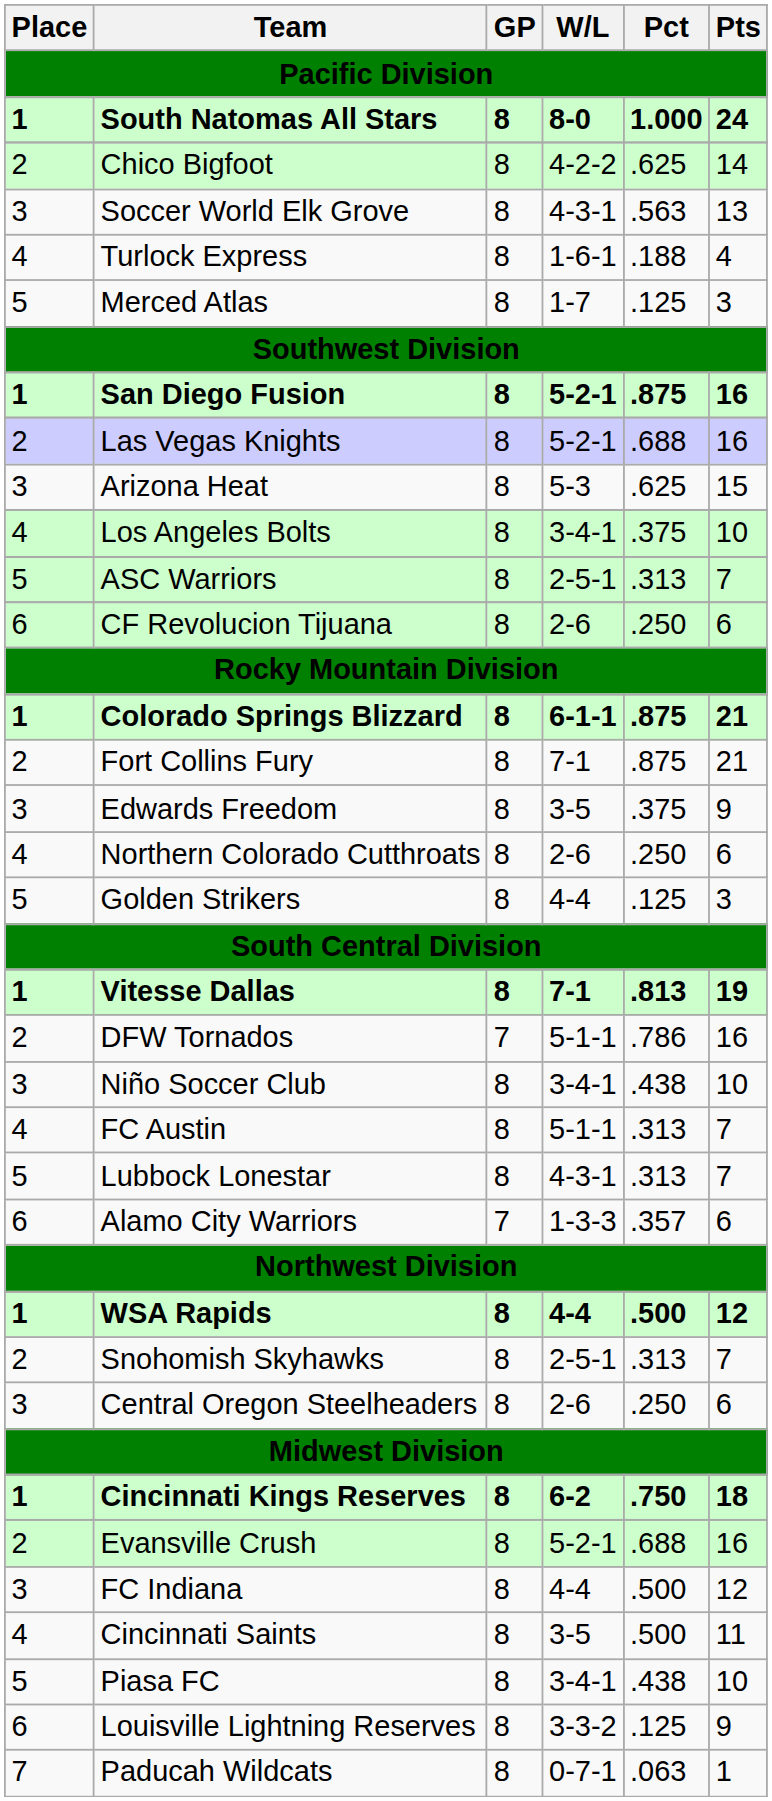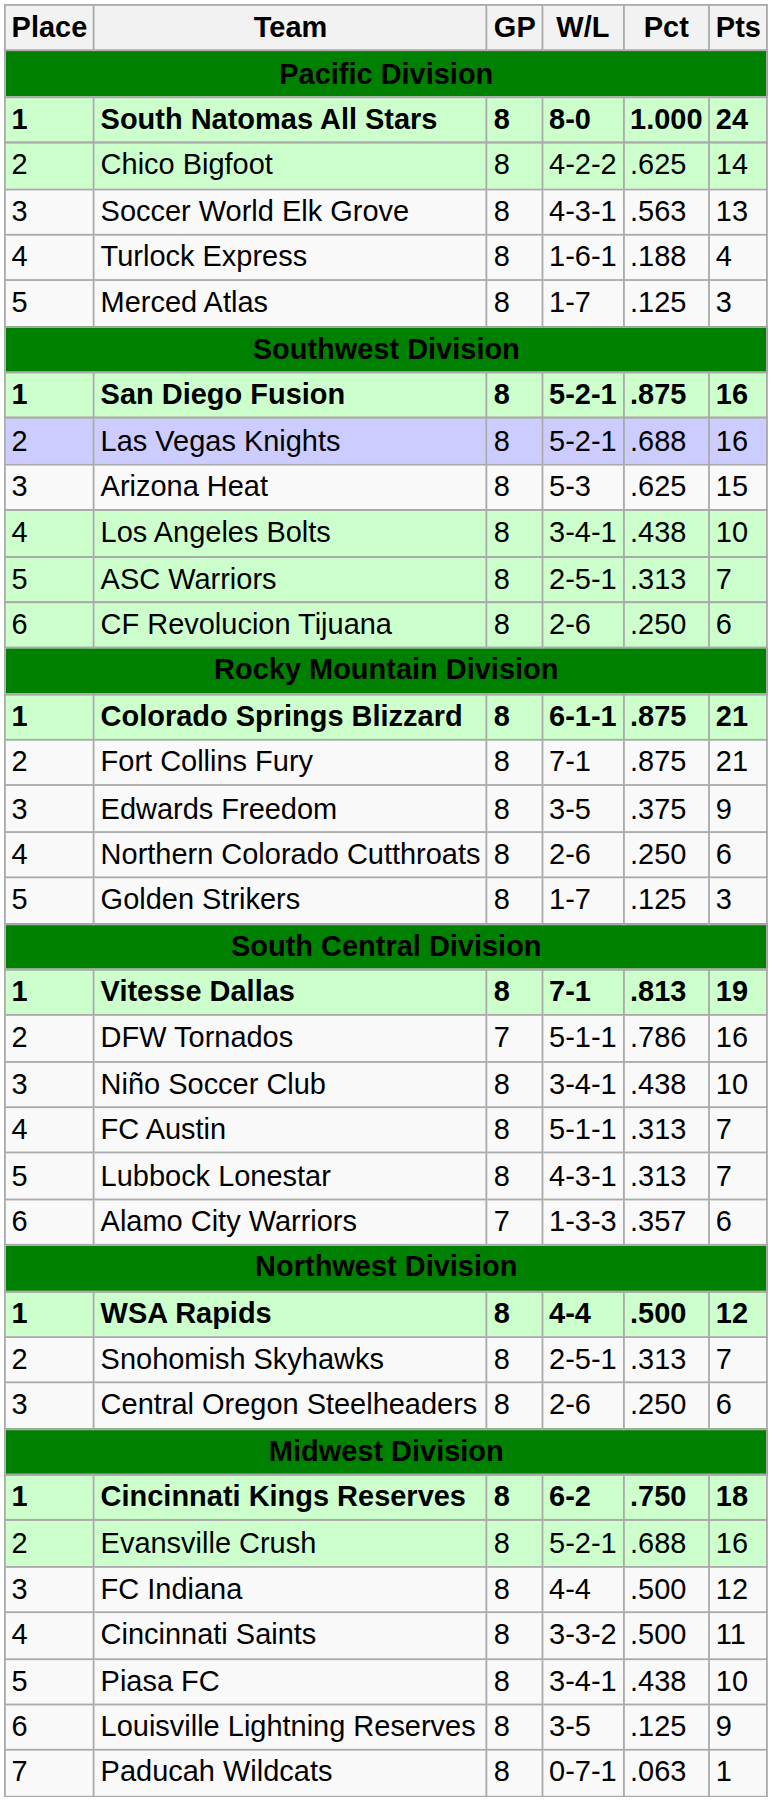(658, 532) .375 -> (658, 532) .438
(570, 900) 4-4 -> (570, 900) 1-7
(570, 1634) 3-5 -> (583, 1634) 3-3-2
(583, 1726) 3-3-2 -> (570, 1726) 3-5
